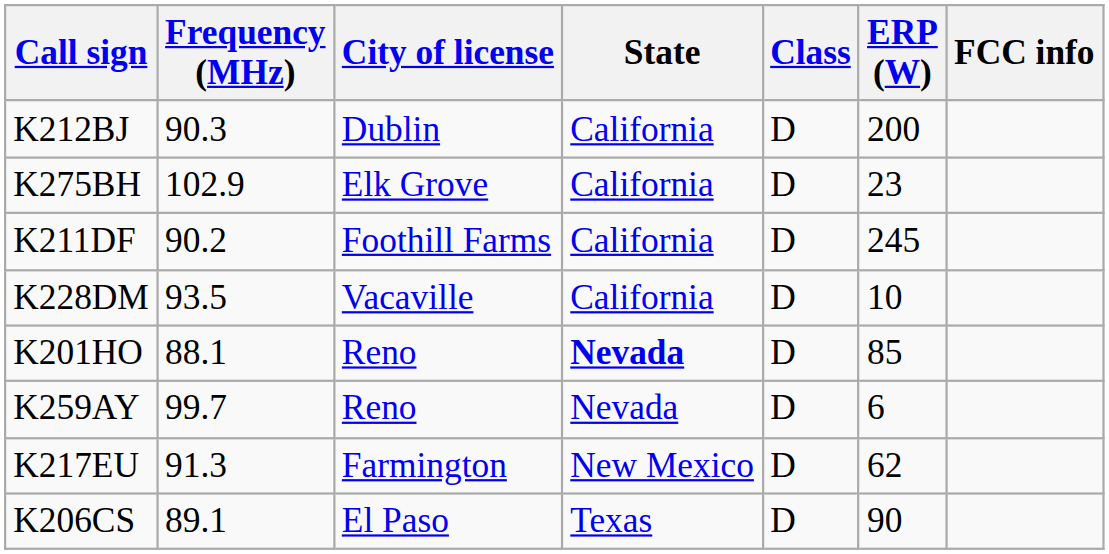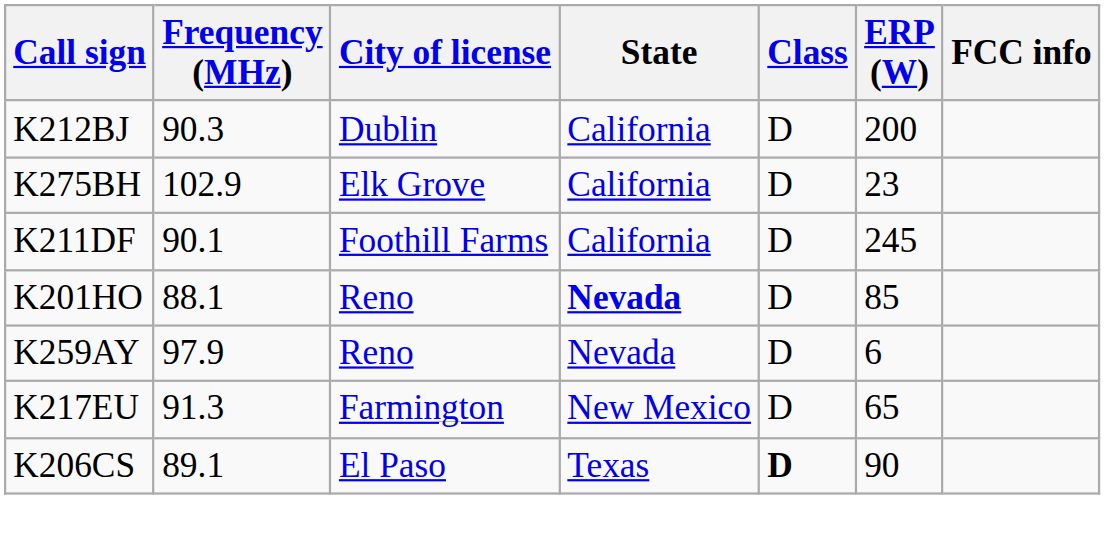(196, 240) 90.2 -> (193, 240) 90.1
- row: (81, 296)
(196, 408) 99.7 -> (193, 352) 97.9
(885, 464) 62 -> (882, 408) 65
(783, 520) normal -> (780, 464) bold
